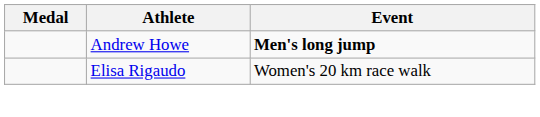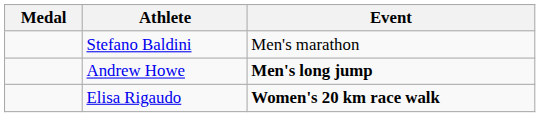+ row: (139, 44)
(342, 71) normal -> (346, 97) bold
